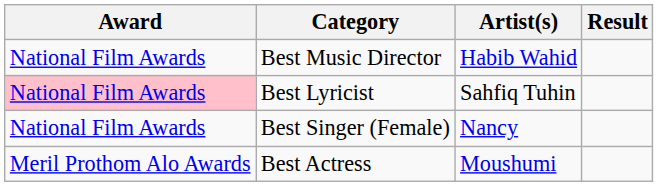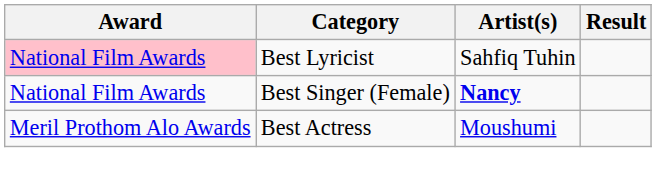- row: (351, 57)
(489, 127) normal -> (490, 92) bold
